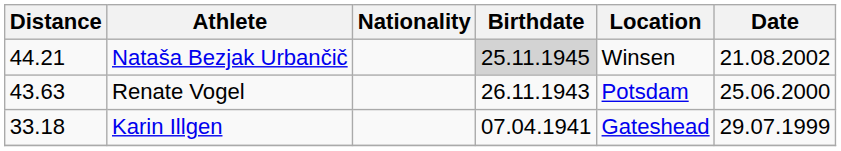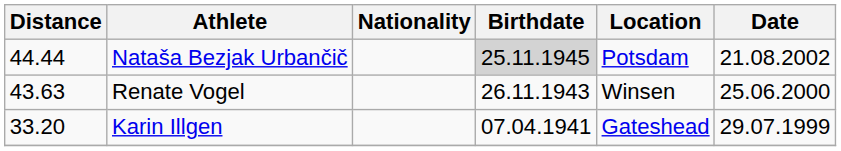(37, 57) 44.21 -> (37, 57) 44.44
(638, 57) Winsen -> (645, 57) Potsdam
(645, 92) Potsdam -> (638, 92) Winsen
(37, 127) 33.18 -> (37, 127) 33.20
